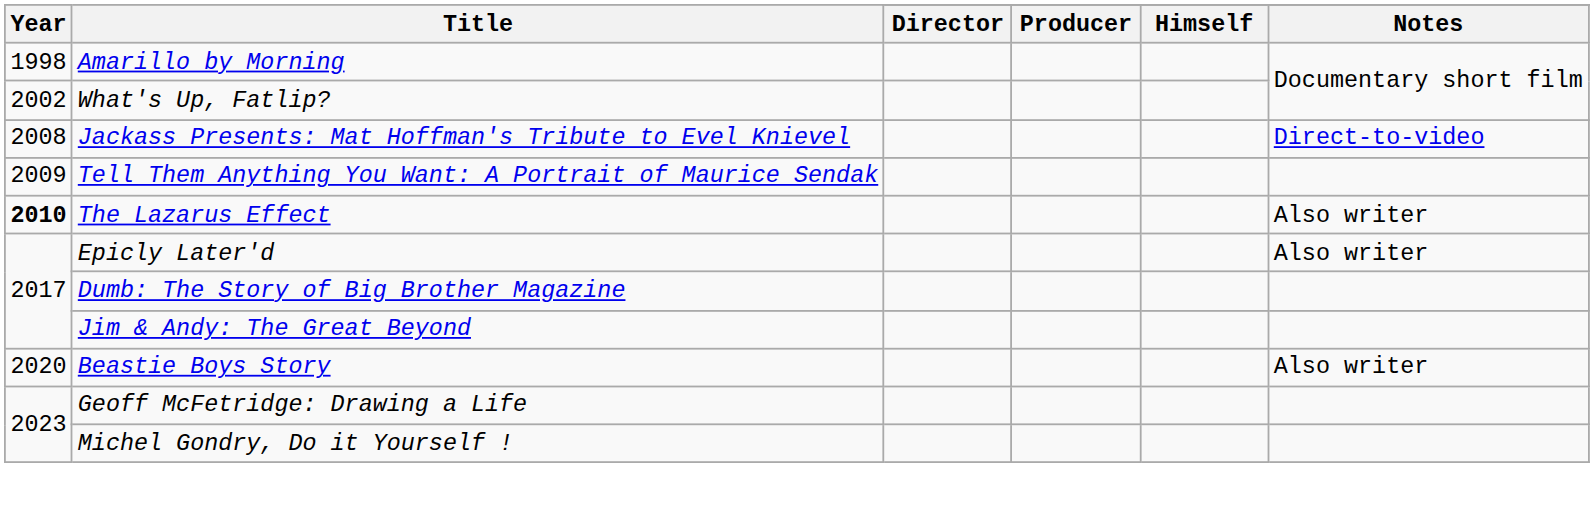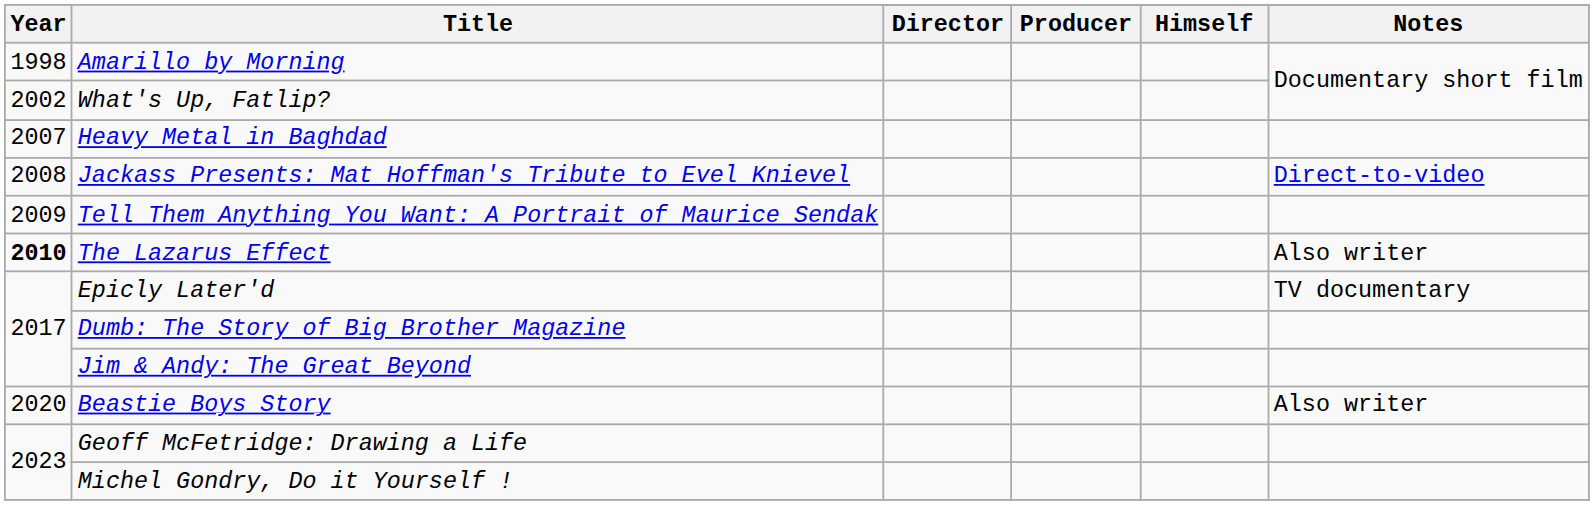+ row: (232, 138)
(1351, 253) Also writer -> (1372, 291) TV documentary
